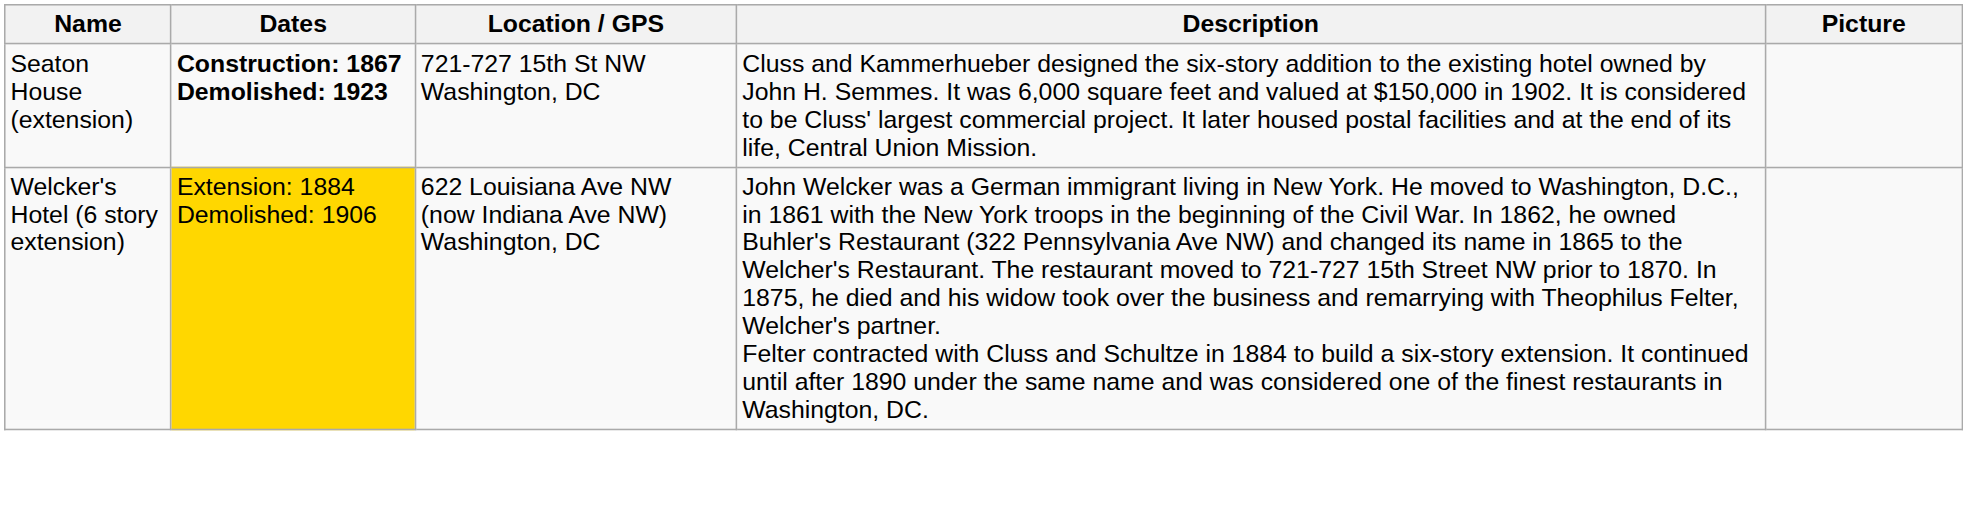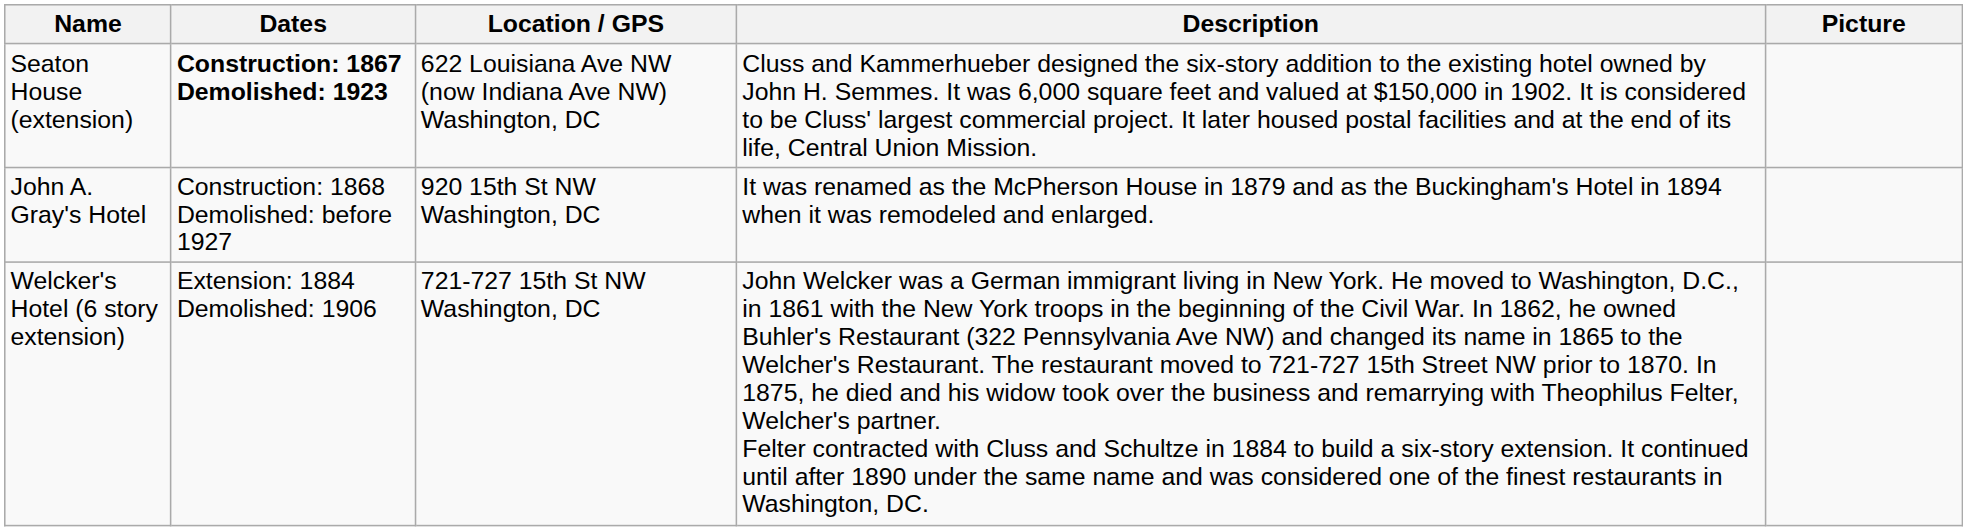(533, 77) 721-727 15th St NW Washington, DC -> (546, 91) 622 Louisiana Ave NW (now Indiana Ave NW) Washington, DC
+ row: (78, 200)
(277, 200) gold background -> (277, 295) no background
(546, 214) 622 Louisiana Ave NW (now Indiana Ave NW) Washington, DC -> (533, 295) 721-727 15th St NW Washington, DC
